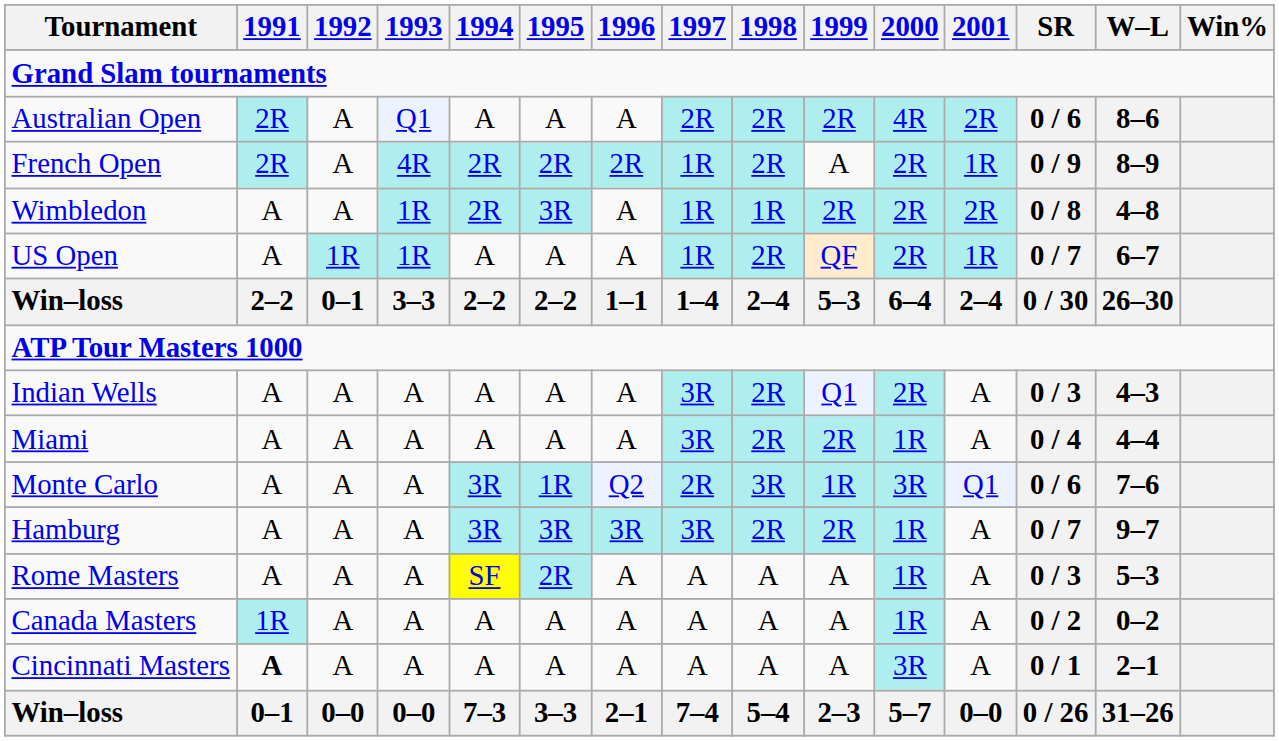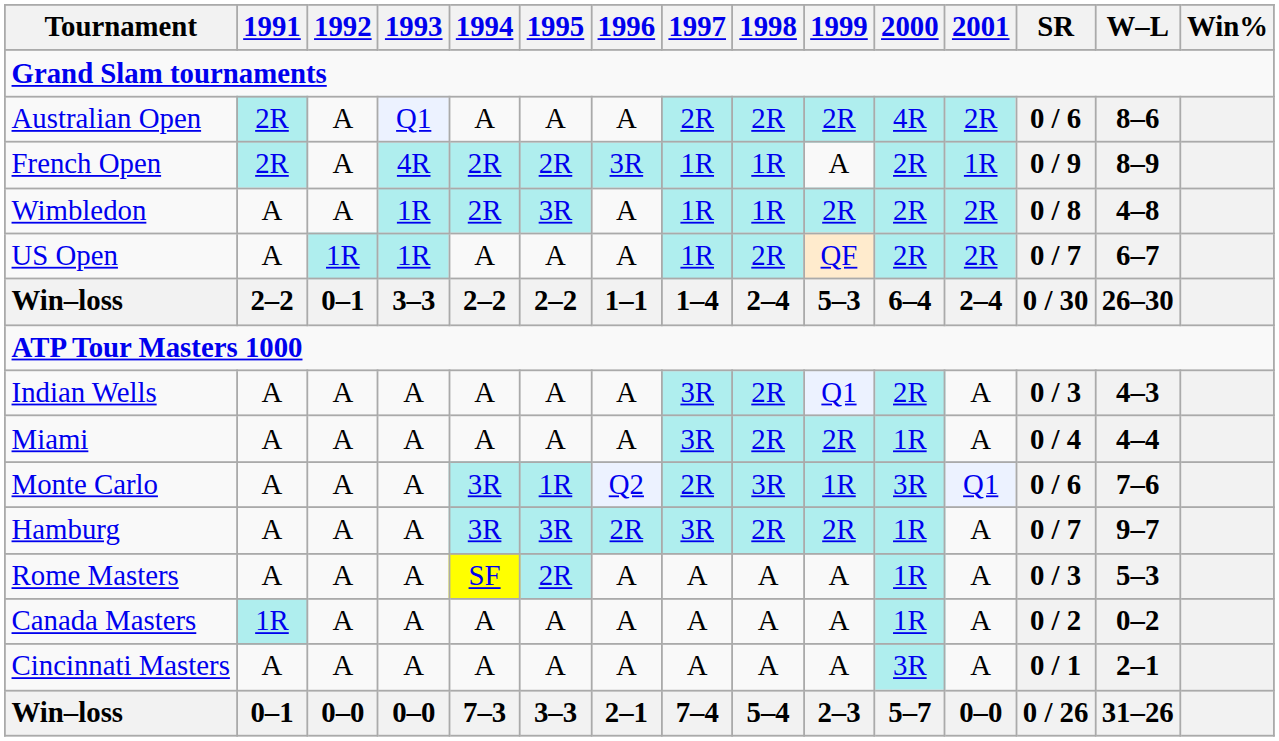(626, 164) 2R -> (626, 164) 3R
(768, 164) 2R -> (768, 164) 1R
(981, 255) 1R -> (981, 255) 2R
(626, 529) 3R -> (626, 529) 2R
(272, 666) bold -> (272, 666) normal
